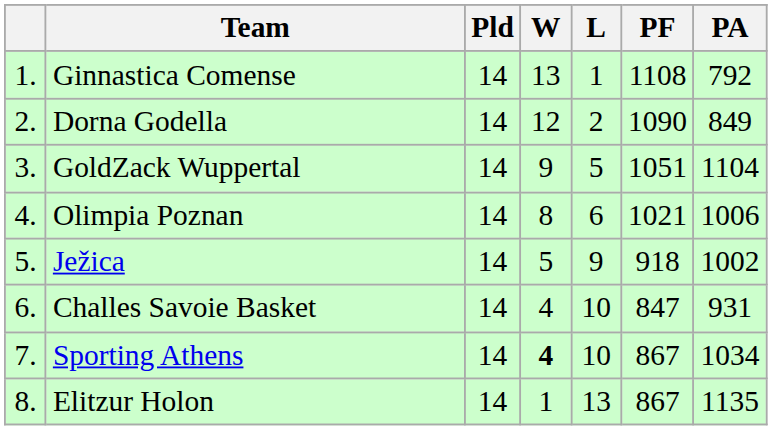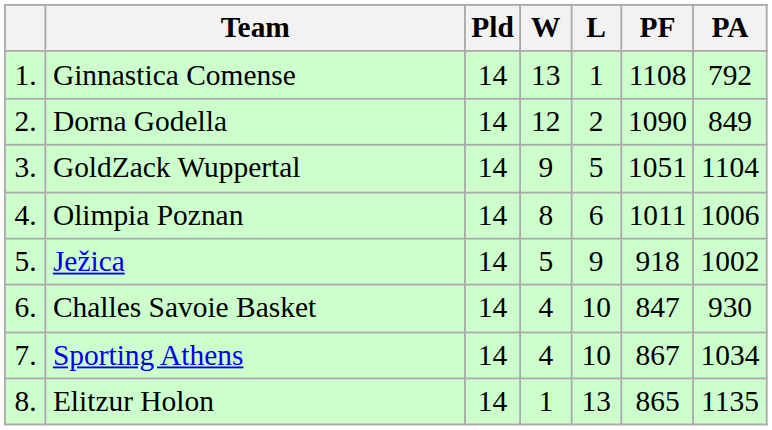(658, 214) 1021 -> (658, 214) 1011
(730, 307) 931 -> (730, 307) 930
(546, 354) bold -> (546, 354) normal
(658, 401) 867 -> (658, 401) 865
